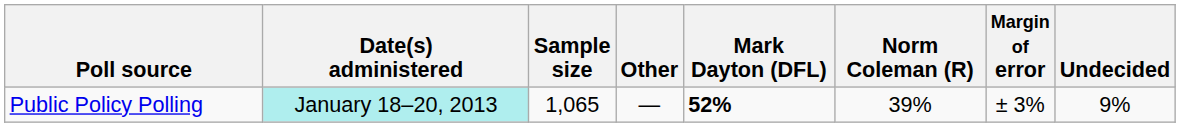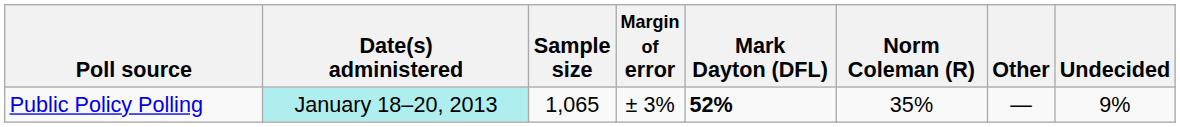columns swapped: (1020, 47) <-> (649, 70)
(910, 104) 39% -> (911, 104) 35%
